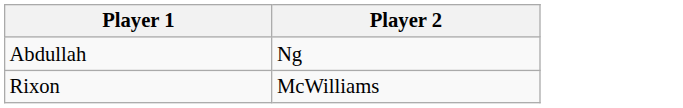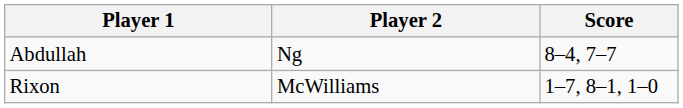+ column: (609, 20)
